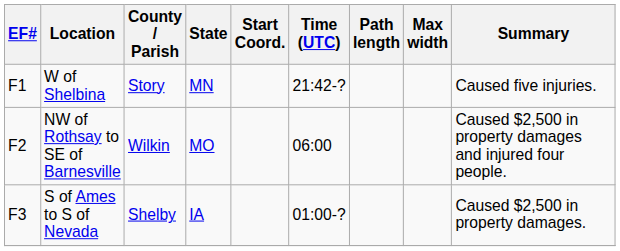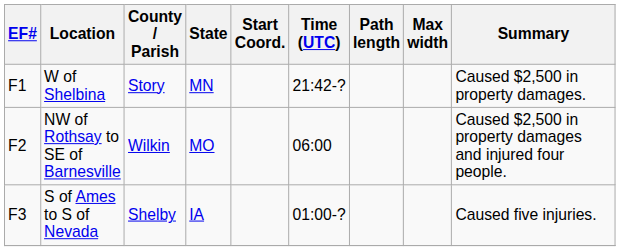(526, 85) Caused five injuries. -> (521, 85) Caused $2,500 in property damages.
(521, 215) Caused $2,500 in property damages. -> (526, 215) Caused five injuries.
